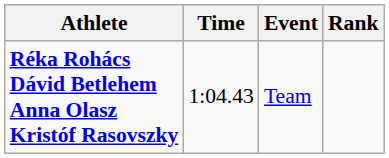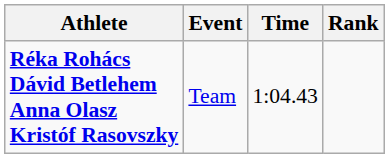columns swapped: (291, 22) <-> (221, 22)
